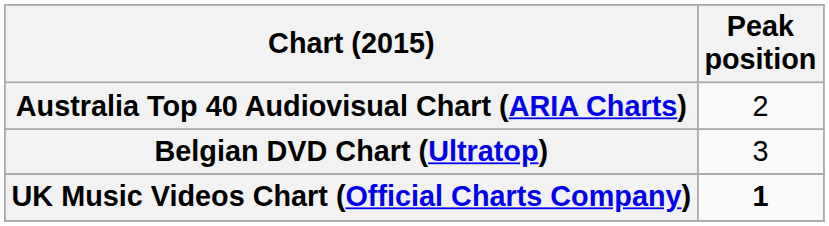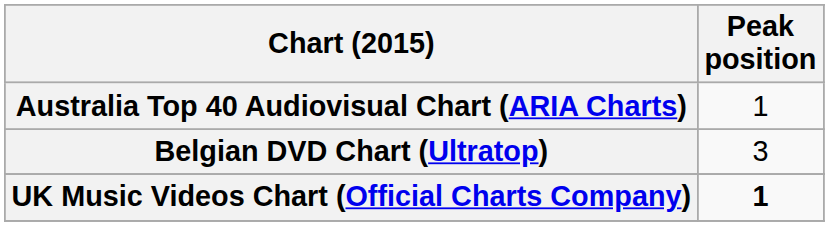(760, 105) 2 -> (760, 105) 1
